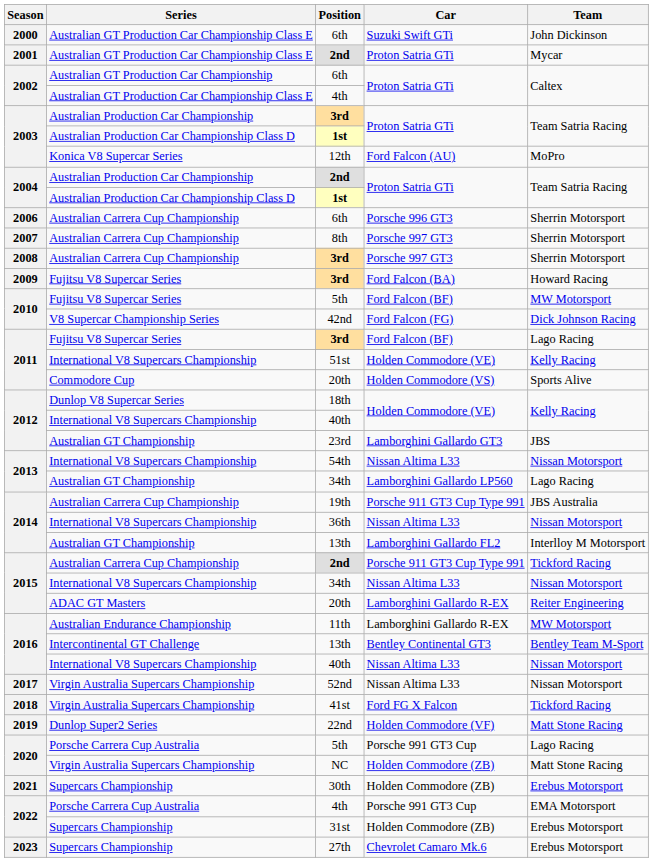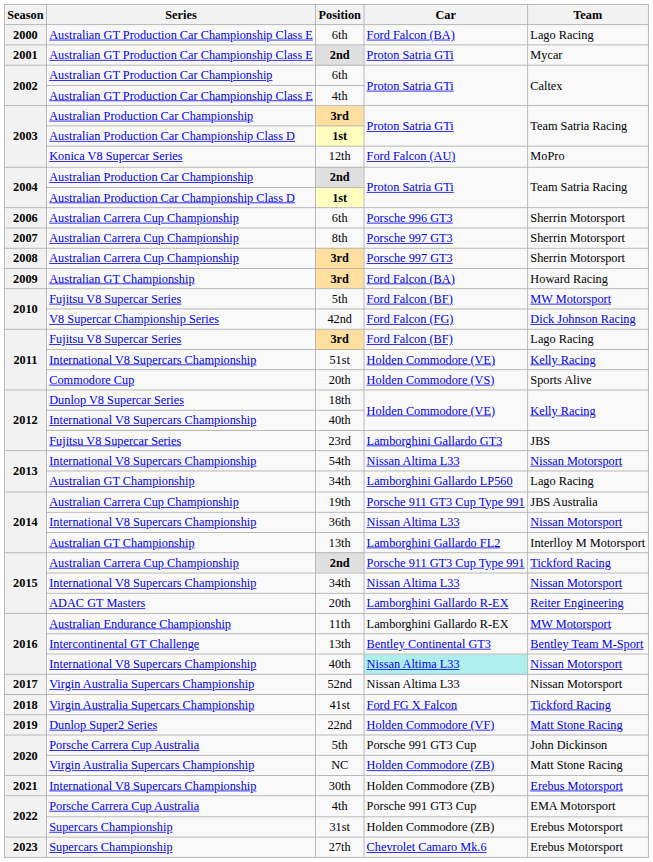(410, 35) Suzuki Swift GTi -> (411, 35) Ford Falcon (BA)
(569, 35) John Dickinson -> (562, 35) Lago Racing
(115, 278) Fujitsu V8 Supercar Series -> (122, 278) Australian GT Championship
(122, 441) Australian GT Championship -> (115, 441) Fujitsu V8 Supercar Series
(413, 664) no background -> (413, 664) paleturquoise background
(562, 745) Lago Racing -> (569, 745) John Dickinson
(111, 786) Supercars Championship -> (153, 786) International V8 Supercars Championship
